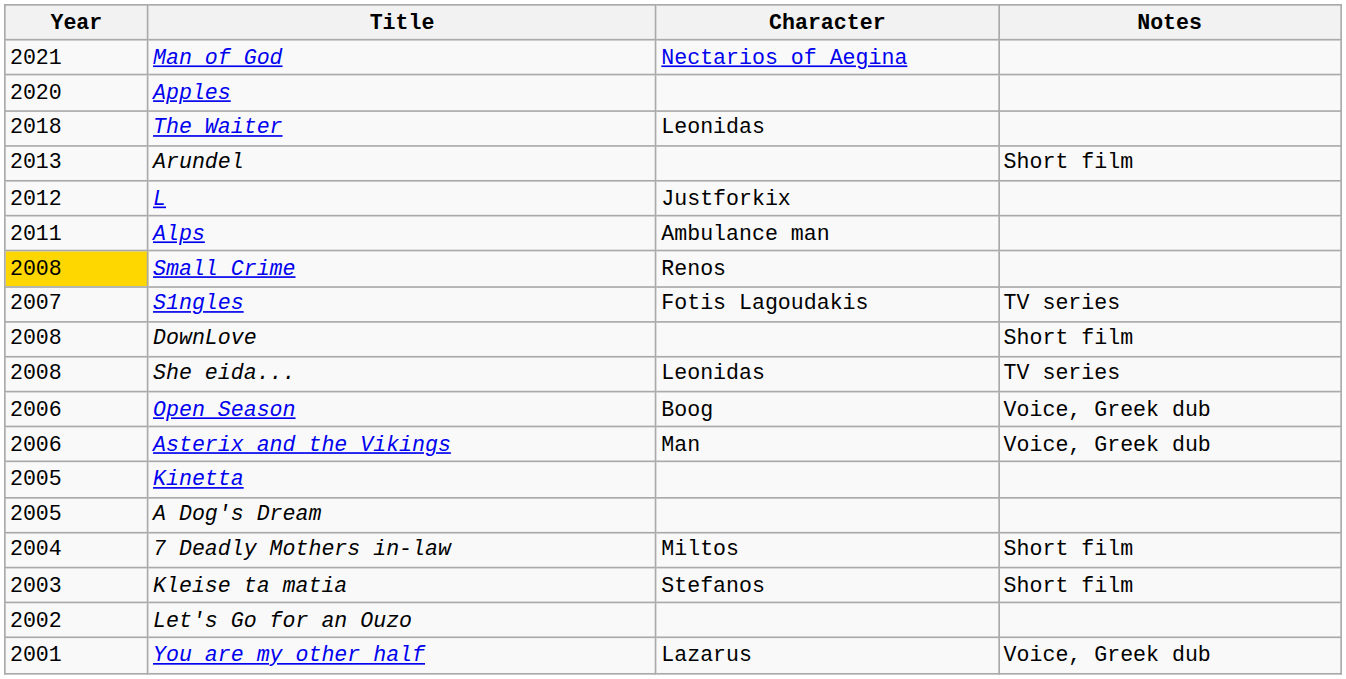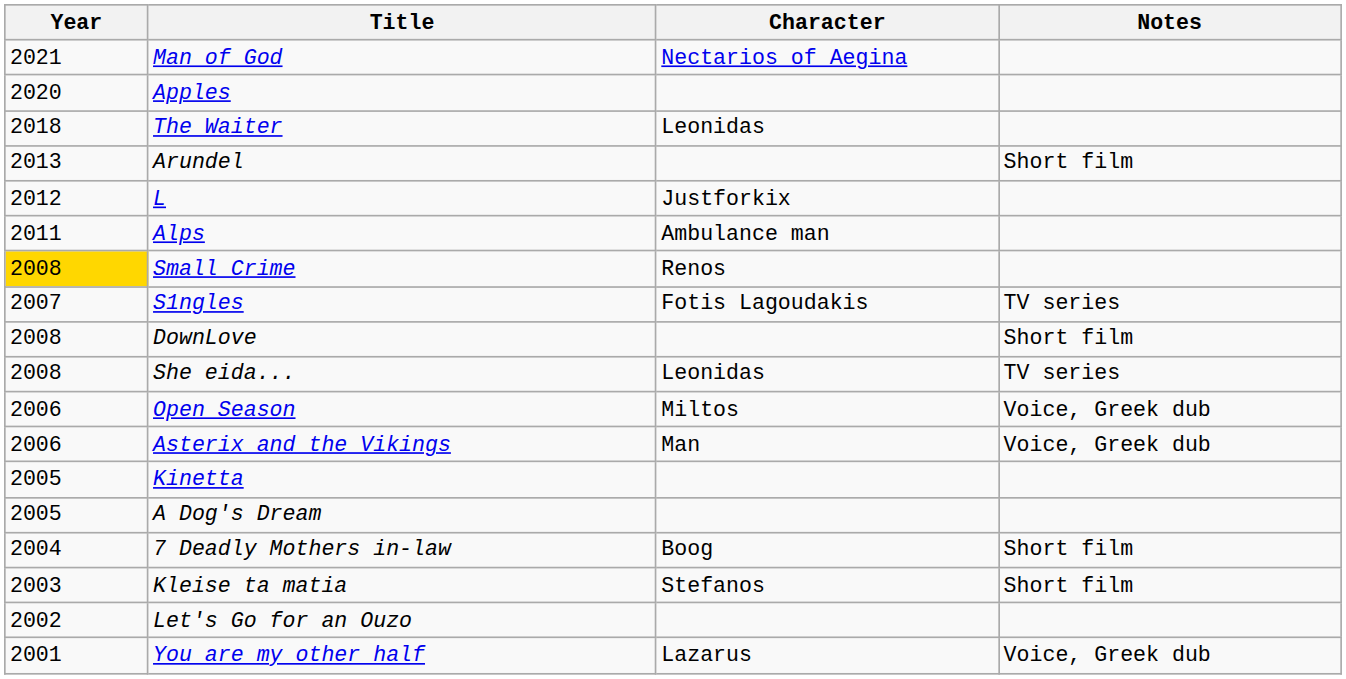(687, 409) Boog -> (700, 409) Miltos
(700, 550) Miltos -> (687, 550) Boog
